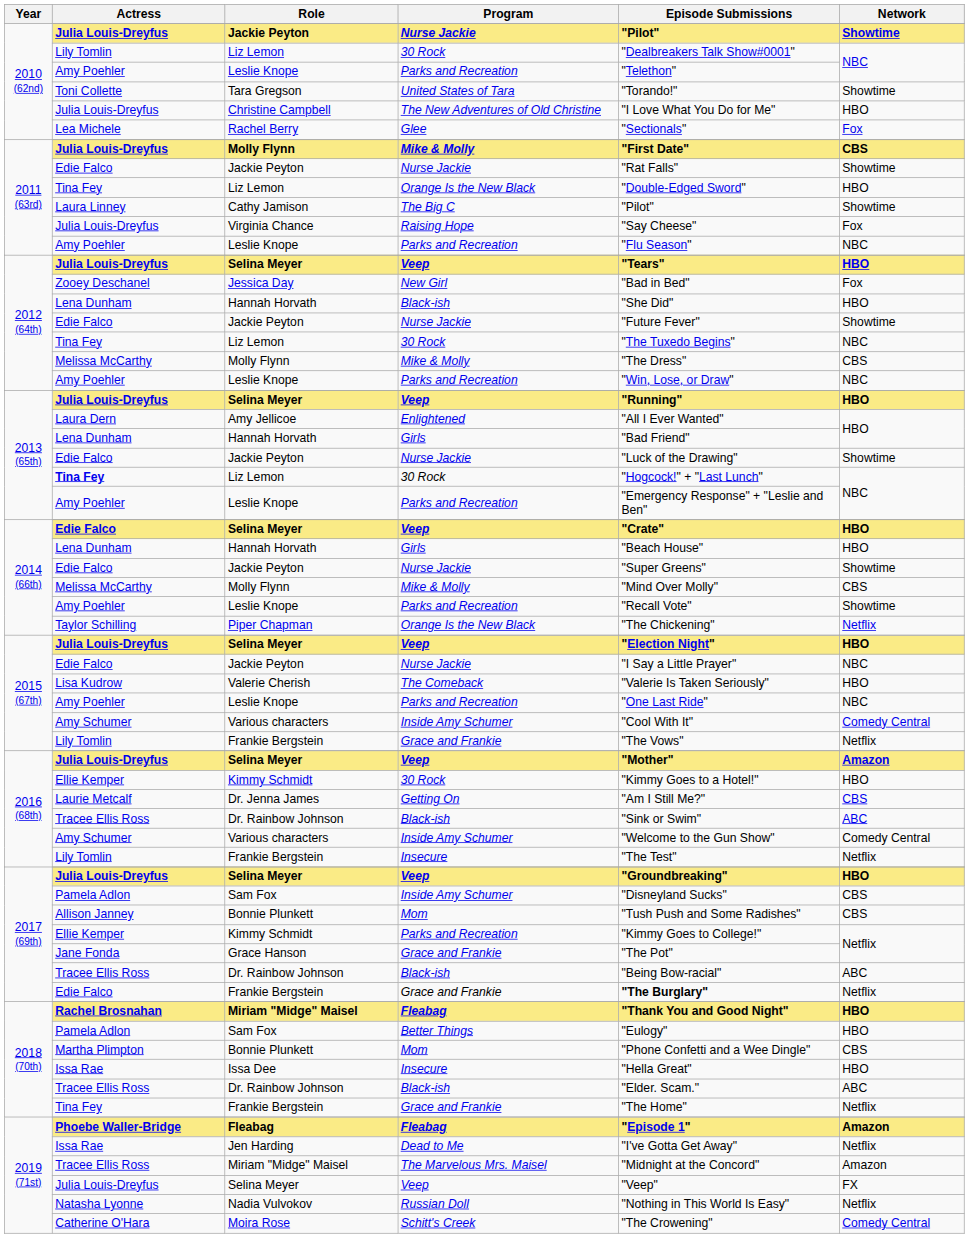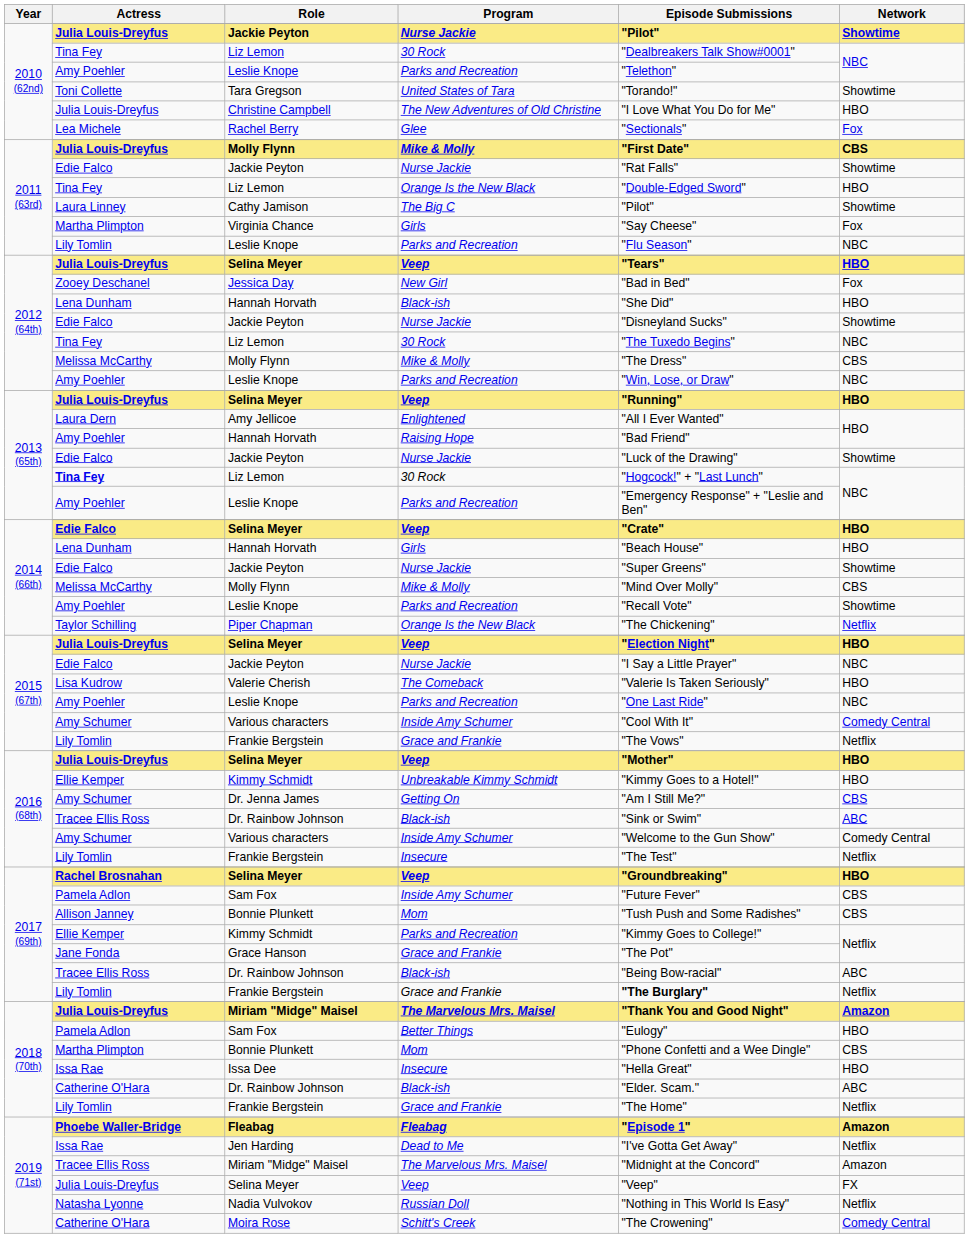(83, 52) Lily Tomlin -> (79, 52) Tina Fey
(107, 226) Julia Louis-Dreyfus -> (99, 226) Martha Plimpton
(437, 226) Raising Hope -> (413, 226) Girls
(90, 245) Amy Poehler -> (83, 245) Lily Tomlin
(661, 322) "Future Fever" -> (674, 322) "Disneyland Sucks"
(93, 438) Lena Dunham -> (90, 438) Amy Poehler
(413, 438) Girls -> (437, 438) Raising Hope
(866, 760) Amazon -> (856, 760) HBO
(423, 779) 30 Rock -> (479, 779) Unbreakable Kimmy Schmidt
(93, 799) Laurie Metcalf -> (93, 799) Amy Schumer
(112, 876) Julia Louis-Dreyfus -> (109, 876) Rachel Brosnahan
(674, 895) "Disneyland Sucks" -> (661, 895) "Future Fever"
(84, 992) Edie Falco -> (83, 992) Lily Tomlin
(109, 1011) Rachel Brosnahan -> (112, 1011) Julia Louis-Dreyfus
(424, 1011) Fleabag -> (478, 1011) The Marvelous Mrs. Maisel
(856, 1011) HBO -> (866, 1011) Amazon
(102, 1088) Tracee Ellis Ross -> (102, 1088) Catherine O'Hara
(79, 1107) Tina Fey -> (83, 1107) Lily Tomlin
